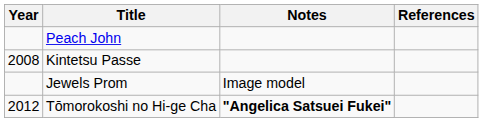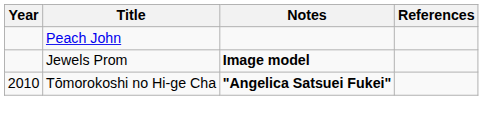- row: (93, 60)
(264, 83) normal -> (266, 60) bold
(24, 106) 2012 -> (24, 83) 2010
